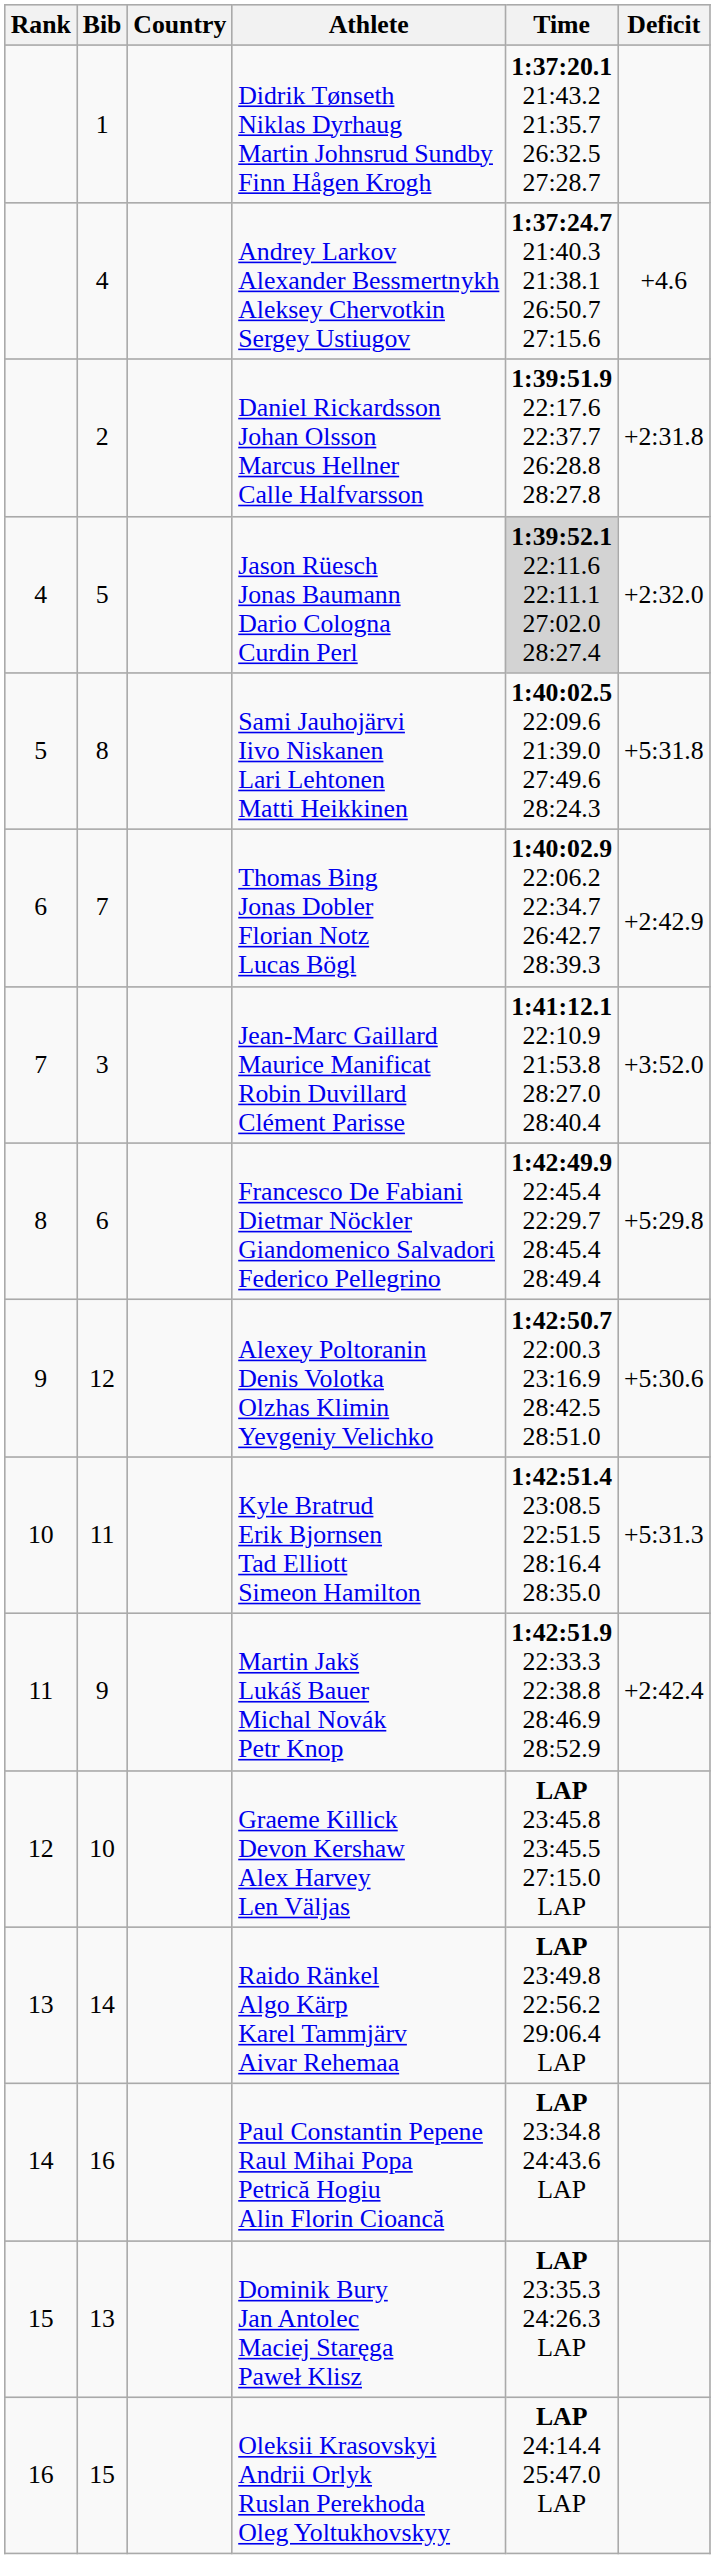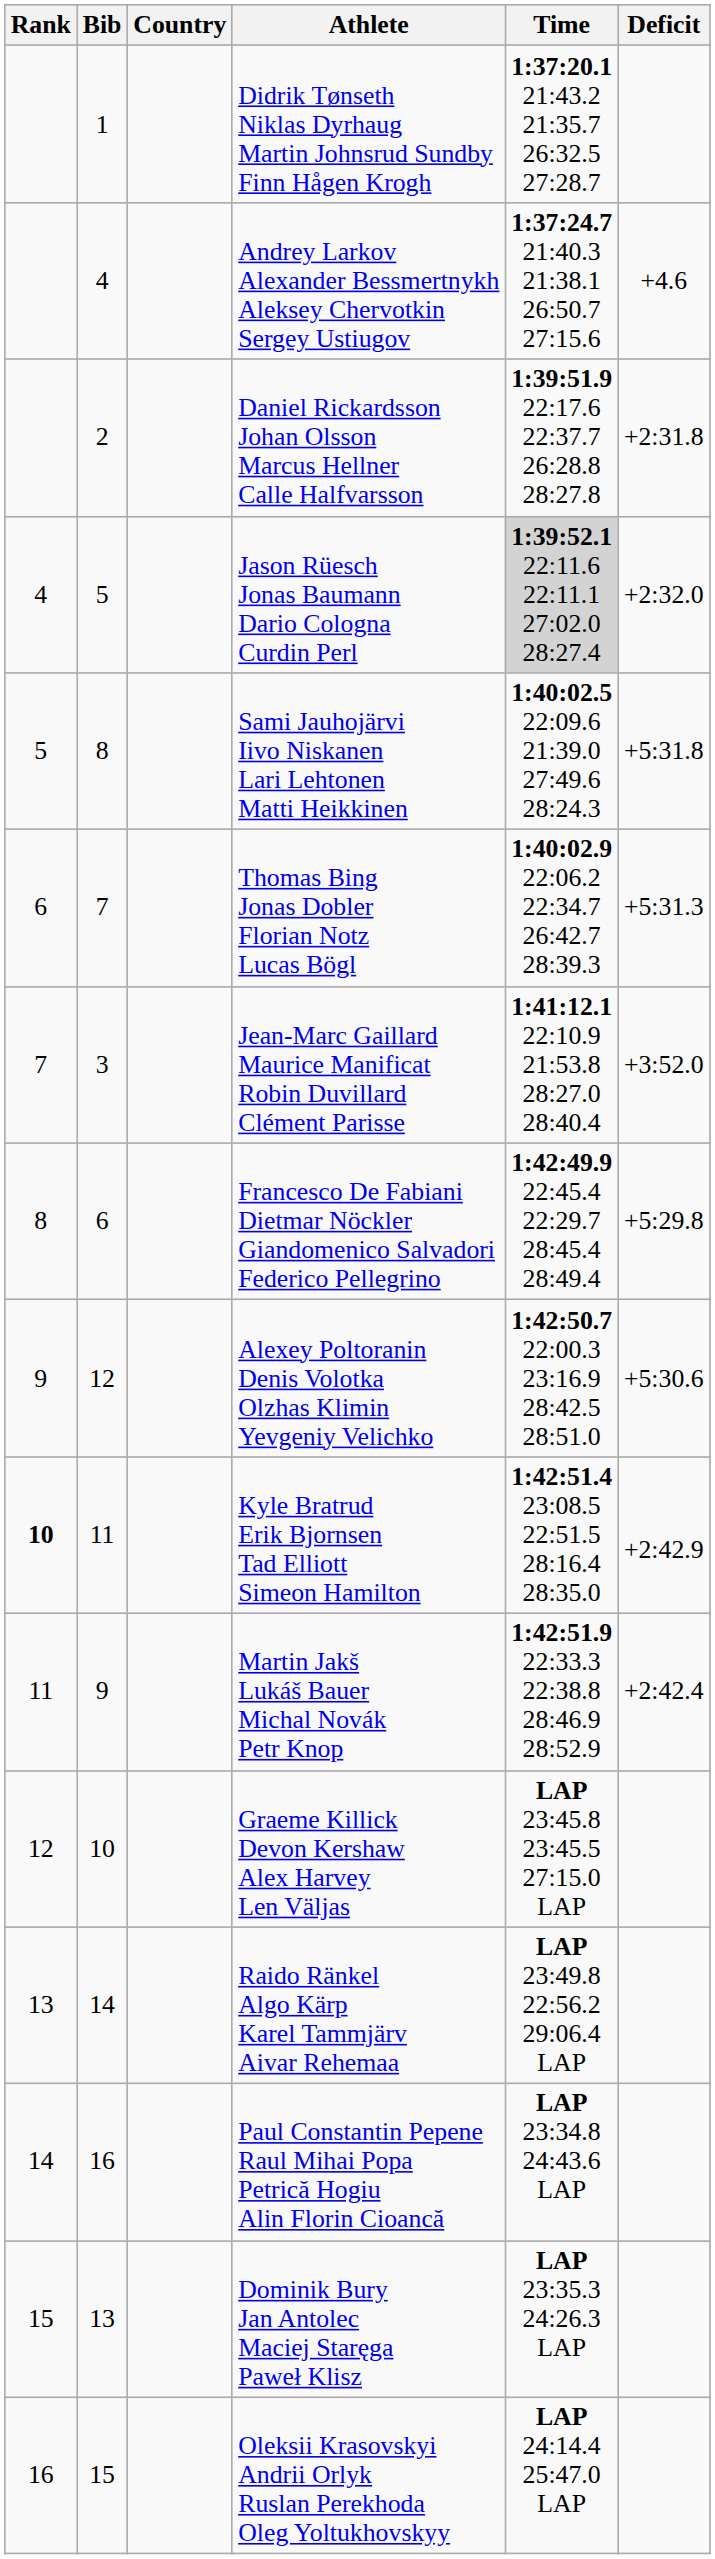(664, 922) +2:42.9 -> (664, 907) +5:31.3
(41, 1534) normal -> (41, 1534) bold
(664, 1534) +5:31.3 -> (664, 1549) +2:42.9
